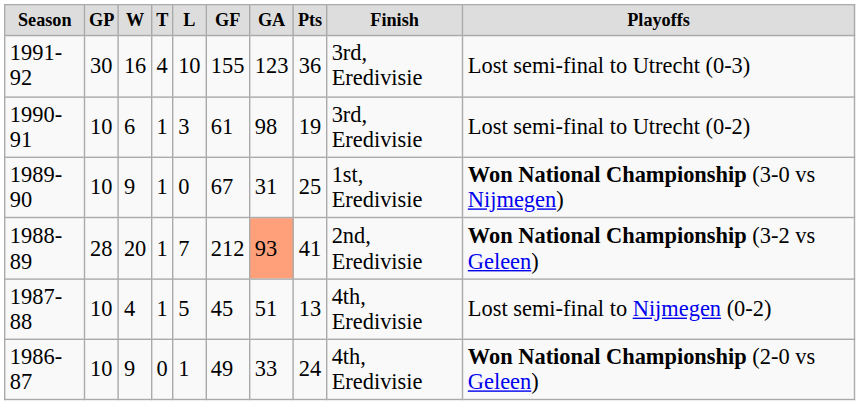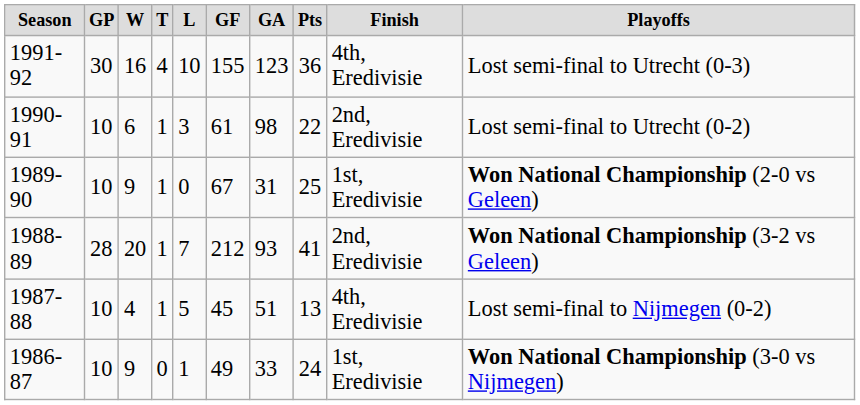(377, 65) 3rd, Eredivisie -> (377, 65) 4th, Eredivisie
(310, 126) 19 -> (310, 126) 22
(377, 126) 3rd, Eredivisie -> (377, 126) 2nd, Eredivisie
(641, 187) Won National Championship (3-0 vs Nijmegen) -> (641, 187) Won National Championship (2-0 vs Geleen)
(266, 248) lightsalmon background -> (266, 248) no background
(377, 369) 4th, Eredivisie -> (377, 369) 1st, Eredivisie
(641, 369) Won National Championship (2-0 vs Geleen) -> (641, 369) Won National Championship (3-0 vs Nijmegen)
